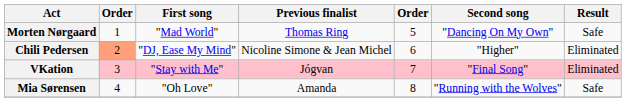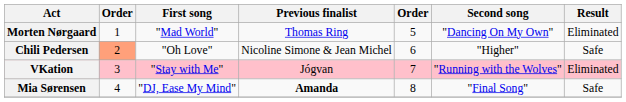(593, 32) Safe -> (593, 32) Eliminated
(187, 50) "DJ, Ease My Mind" -> (187, 50) "Oh Love"
(593, 50) Eliminated -> (593, 50) Safe
(498, 69) "Final Song" -> (498, 69) "Running with the Wolves"
(187, 87) "Oh Love" -> (187, 87) "DJ, Ease My Mind"
(317, 87) normal -> (317, 87) bold
(498, 87) "Running with the Wolves" -> (498, 87) "Final Song"
